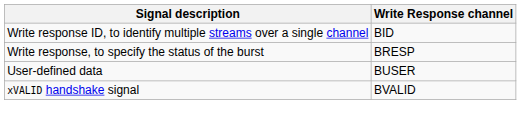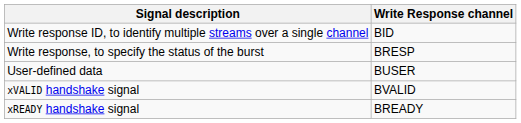+ row: (73, 109)
